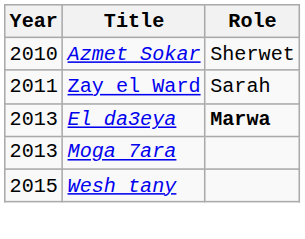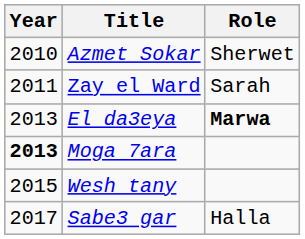(34, 153) normal -> (34, 153) bold
+ row: (122, 218)
